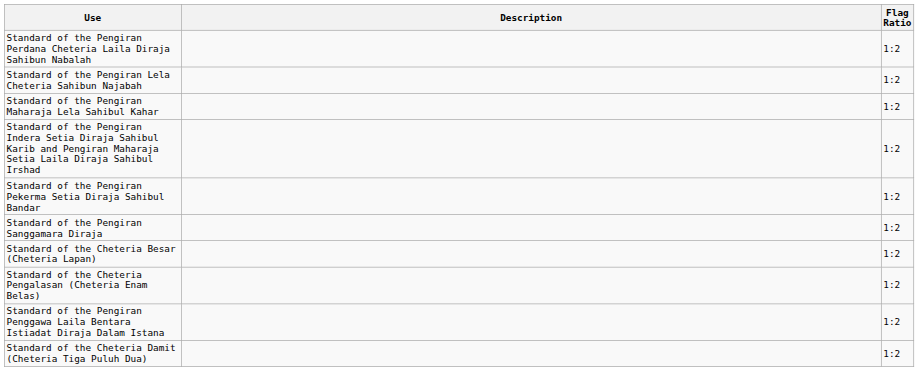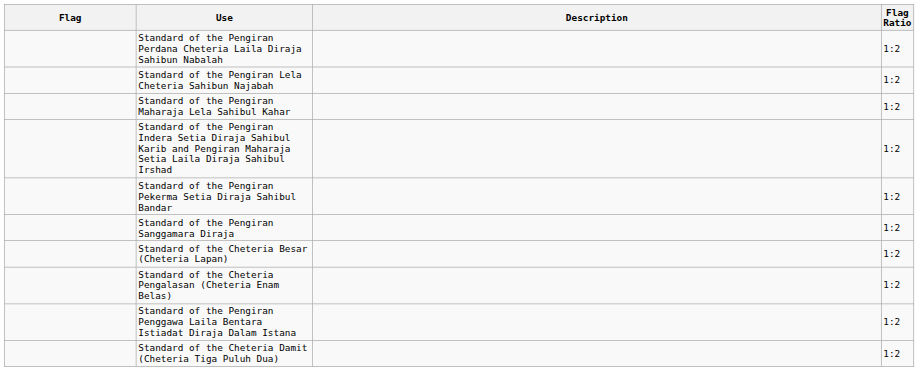+ column: (70, 17)
